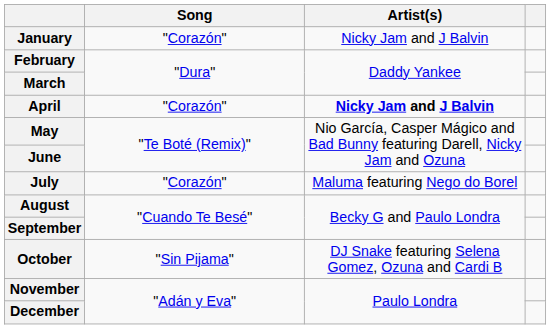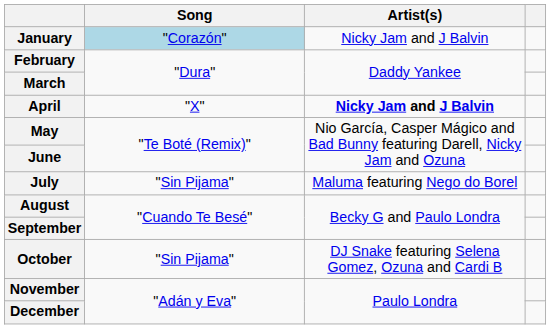(195, 38) no background -> (195, 38) lightblue background
(195, 106) "Corazón" -> (195, 106) "X"
(195, 183) "Corazón" -> (195, 183) "Sin Pijama"
